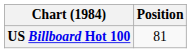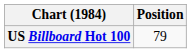(160, 36) 81 -> (160, 36) 79
